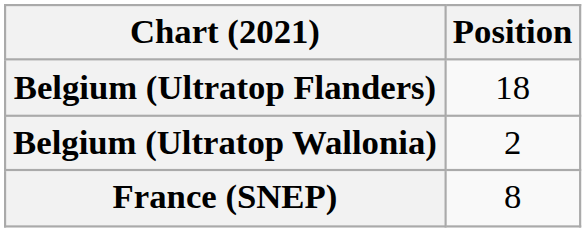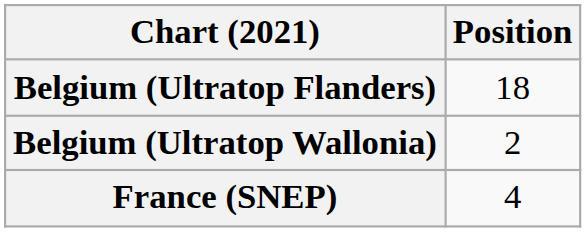(513, 197) 8 -> (513, 197) 4
